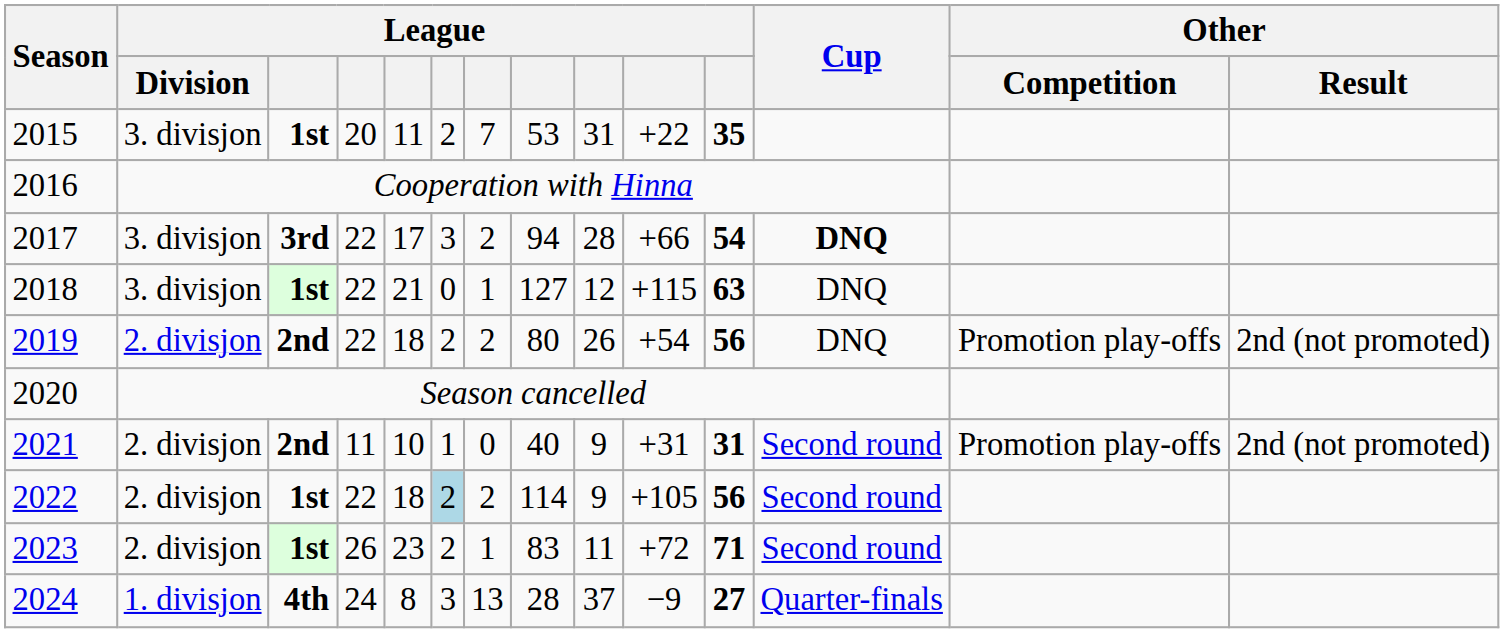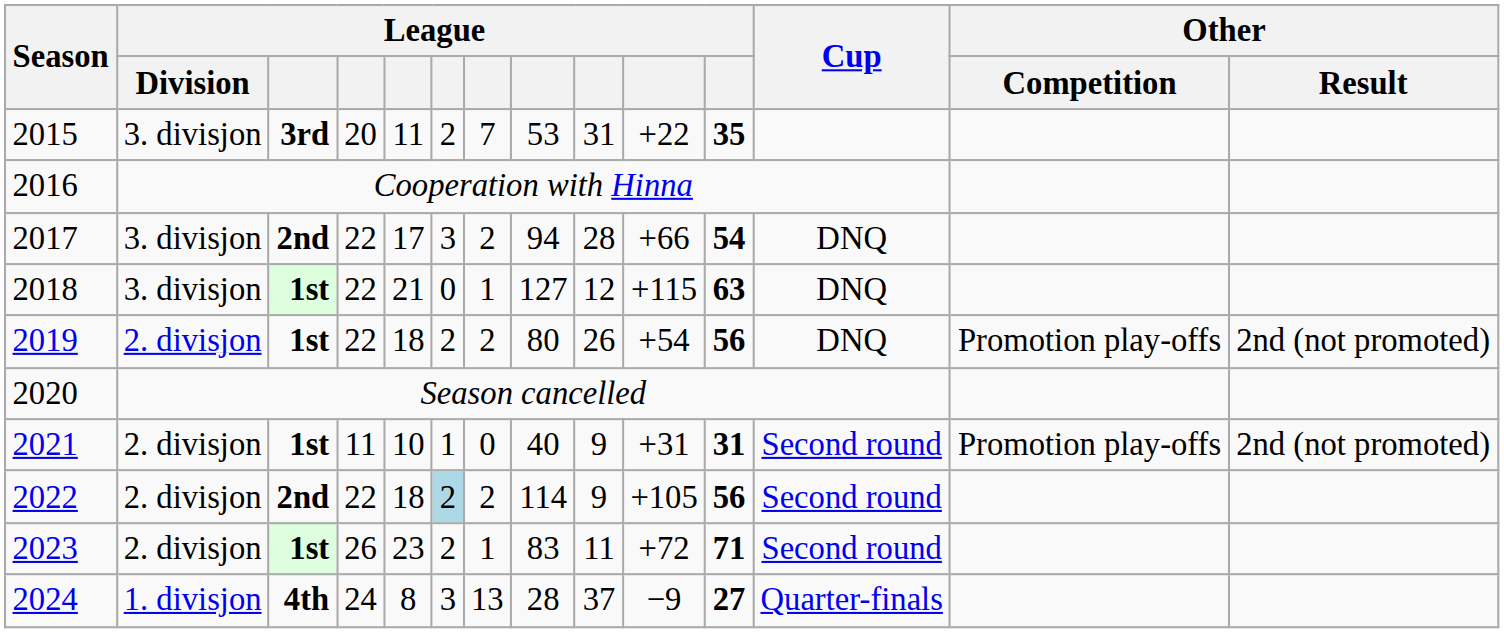(309, 133) 1st -> (305, 133) 3rd
(305, 237) 3rd -> (303, 237) 2nd
(852, 237) bold -> (852, 237) normal
(303, 340) 2nd -> (309, 340) 1st
(303, 444) 2nd -> (309, 444) 1st
(309, 496) 1st -> (303, 496) 2nd
